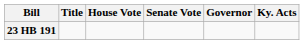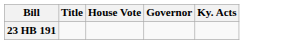- column: (174, 13)
